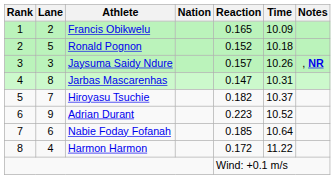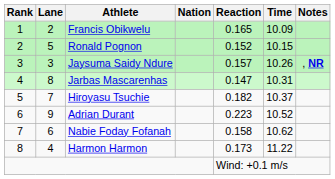(280, 47) 10.18 -> (280, 47) 10.15
(239, 132) 0.185 -> (239, 132) 0.158
(280, 132) 10.64 -> (280, 132) 10.62
(239, 149) 0.172 -> (239, 149) 0.173
